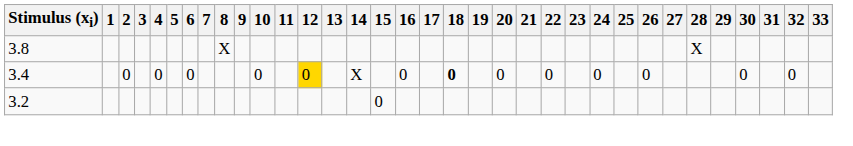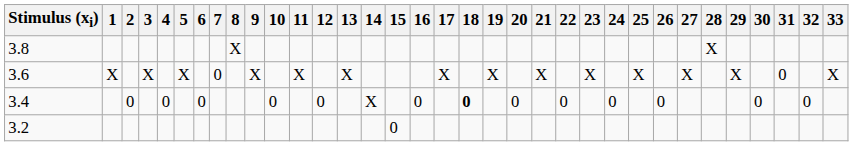+ row: (19, 74)
(306, 74) gold background -> (321, 101) no background
